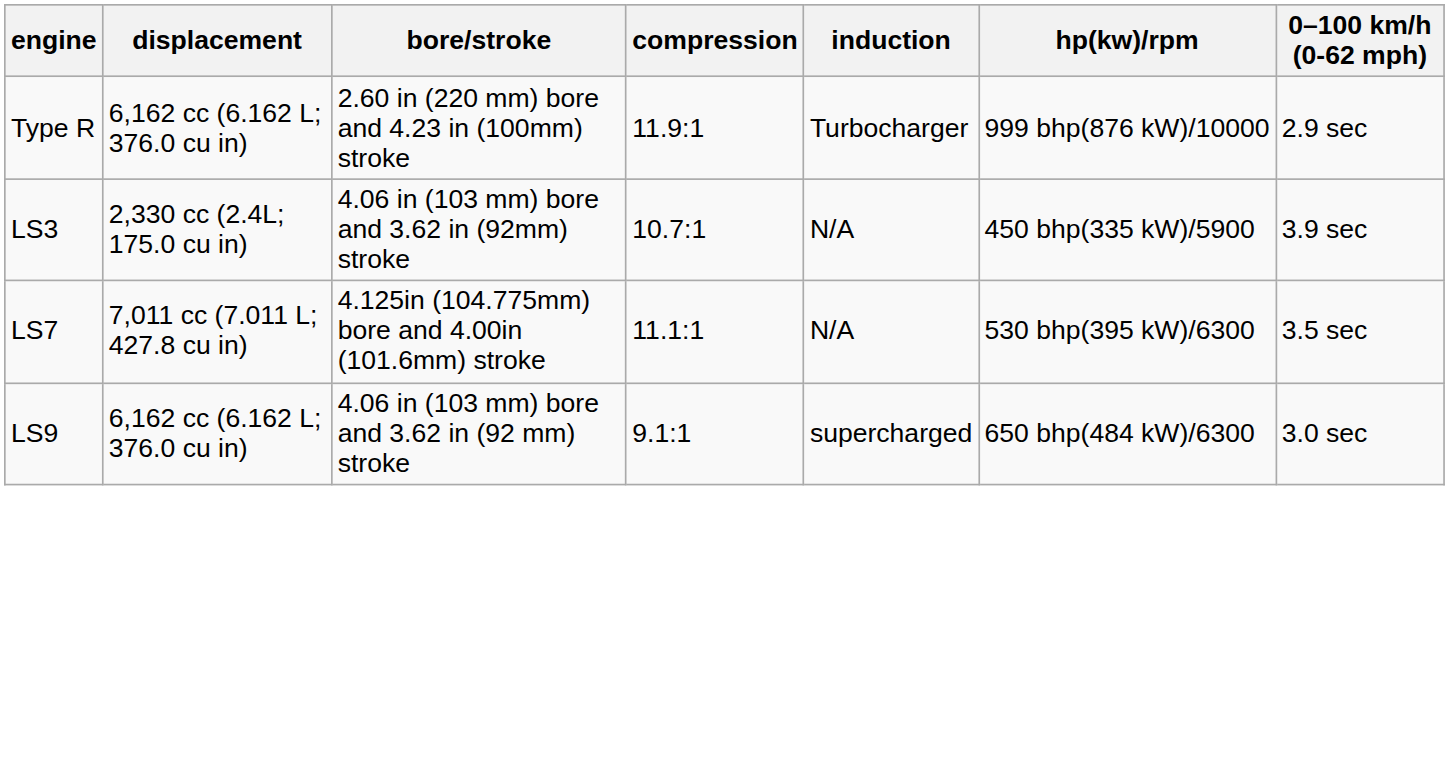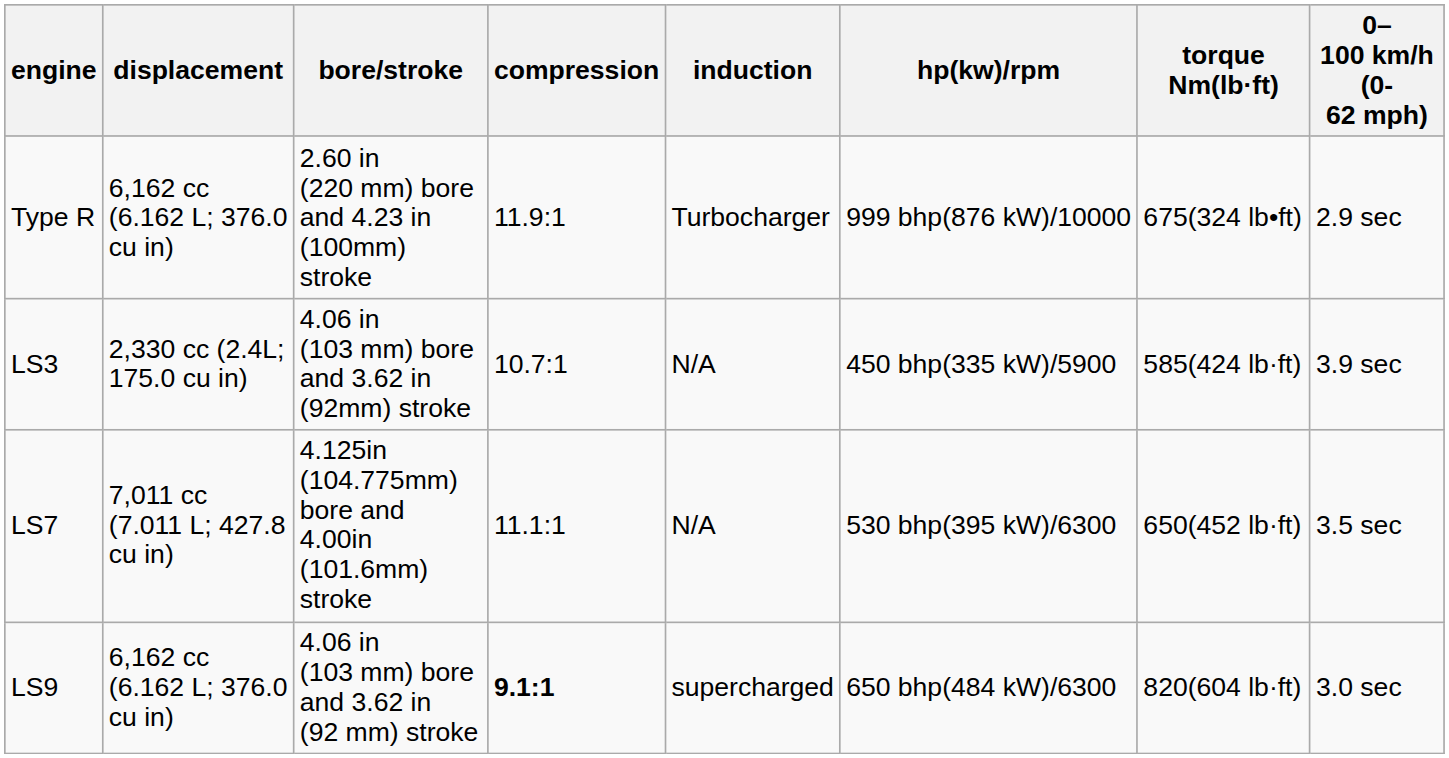+ column: (1224, 70)
(662, 433) normal -> (524, 687) bold
